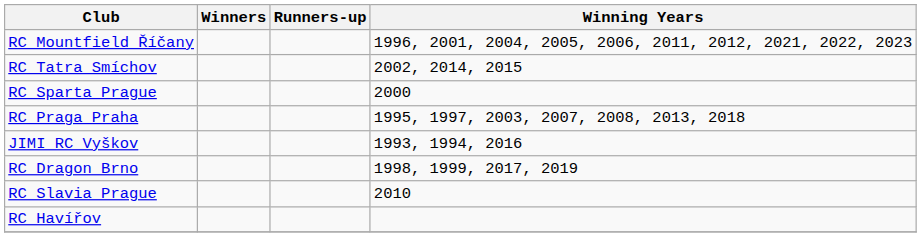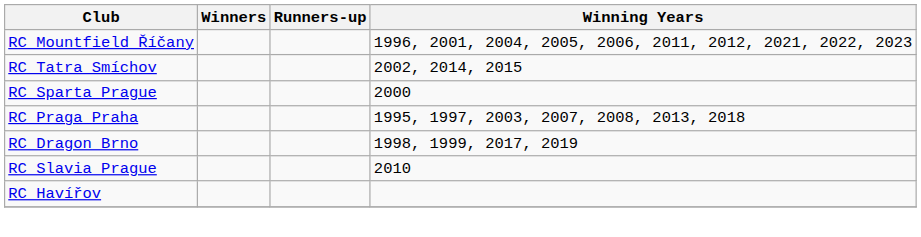- row: (73, 143)
